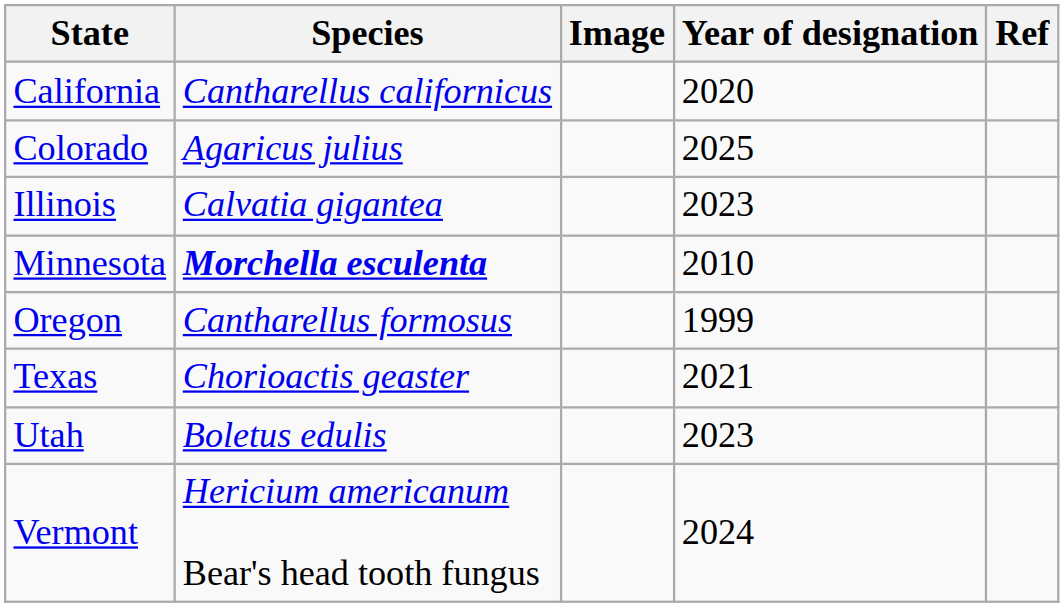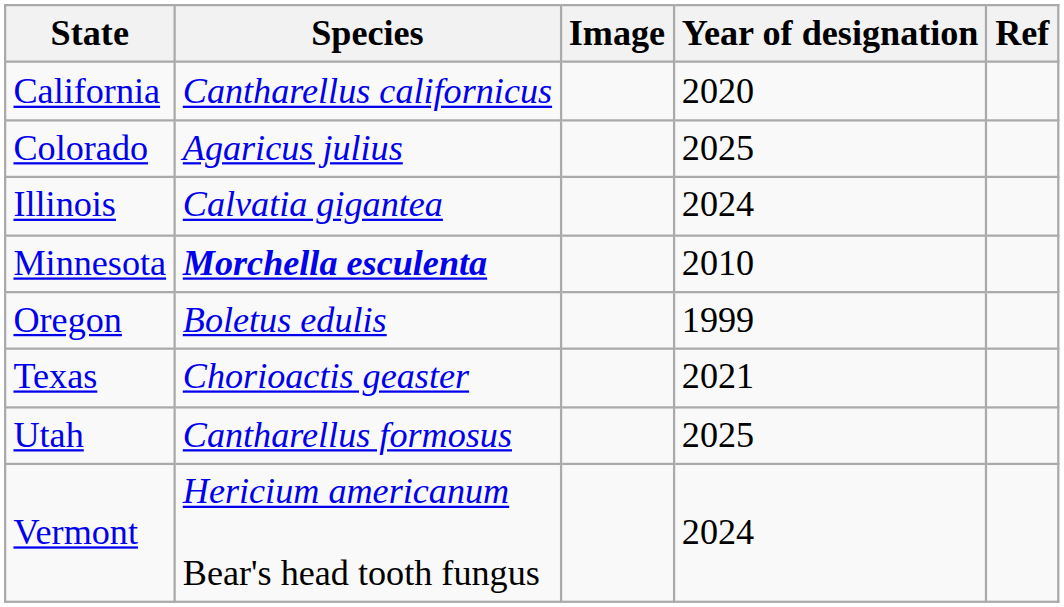(718, 205) 2023 -> (718, 205) 2024
(347, 319) Cantharellus formosus -> (285, 319) Boletus edulis
(285, 434) Boletus edulis -> (347, 434) Cantharellus formosus
(718, 434) 2023 -> (718, 434) 2025
